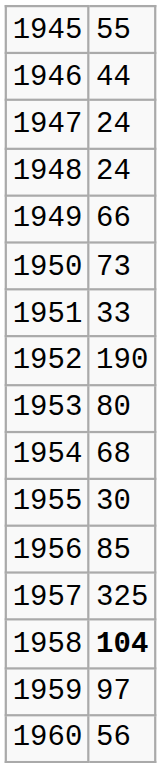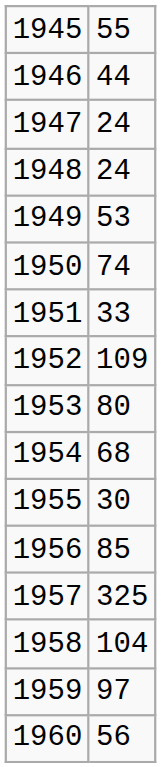(114, 219) 66 -> (114, 219) 53
(114, 266) 73 -> (114, 266) 74
(122, 360) 190 -> (122, 360) 109
(122, 644) bold -> (122, 644) normal
